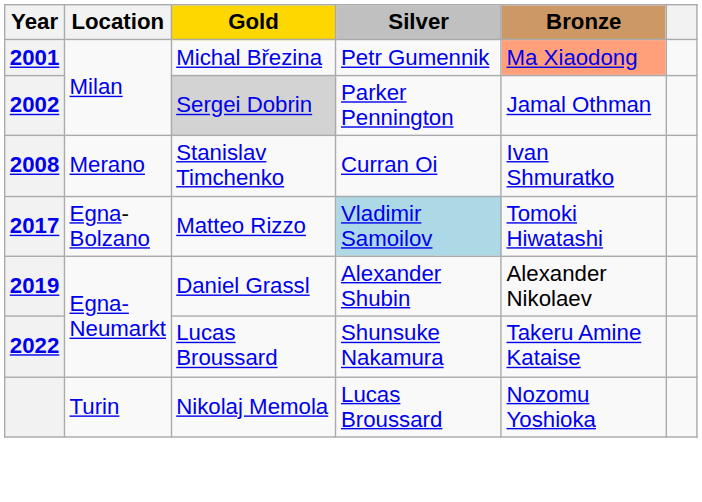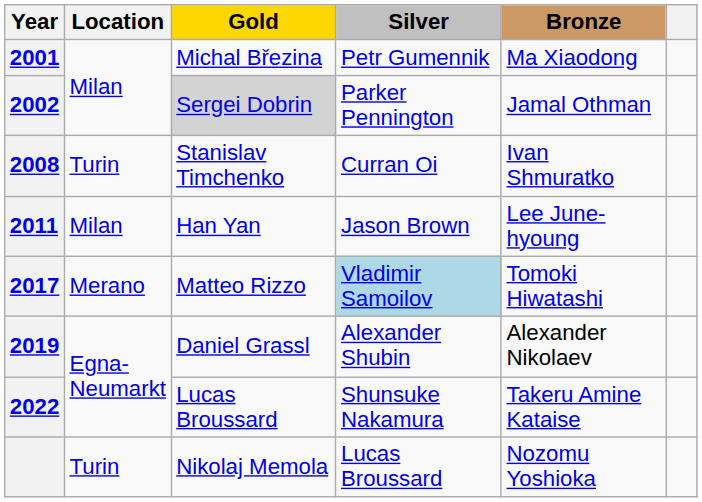(572, 57) lightsalmon background -> (572, 57) no background
(107, 165) Merano -> (94, 165) Turin
+ row: (34, 225)
(110, 225) Egna-Bolzano -> (107, 286) Merano
